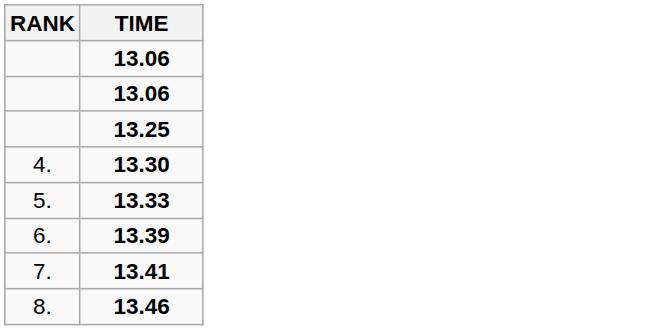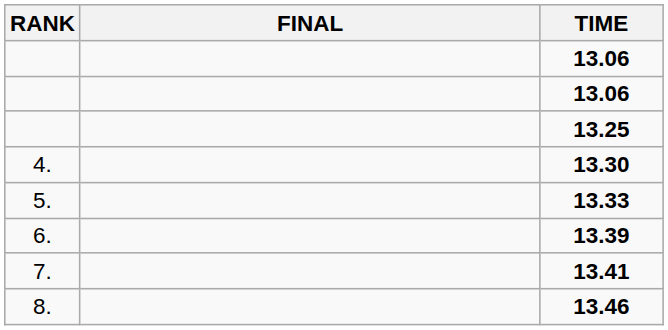+ column: (310, 23)
